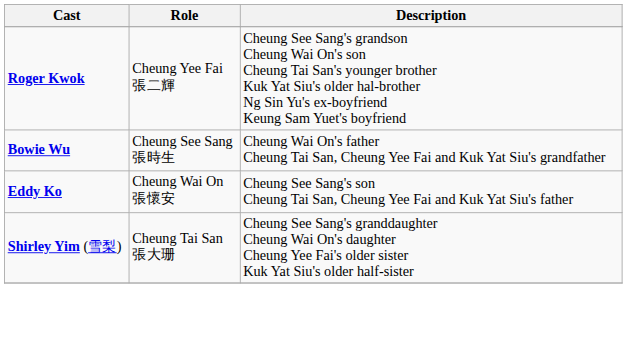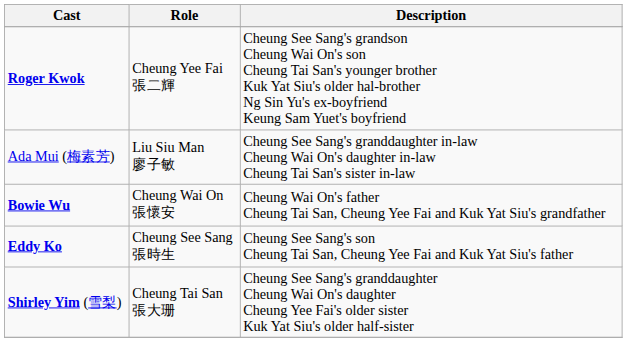+ row: (61, 156)
(183, 149) Cheung See Sang 張時生 -> (178, 204) Cheung Wai On 張懷安
(178, 190) Cheung Wai On 張懷安 -> (183, 245) Cheung See Sang 張時生
